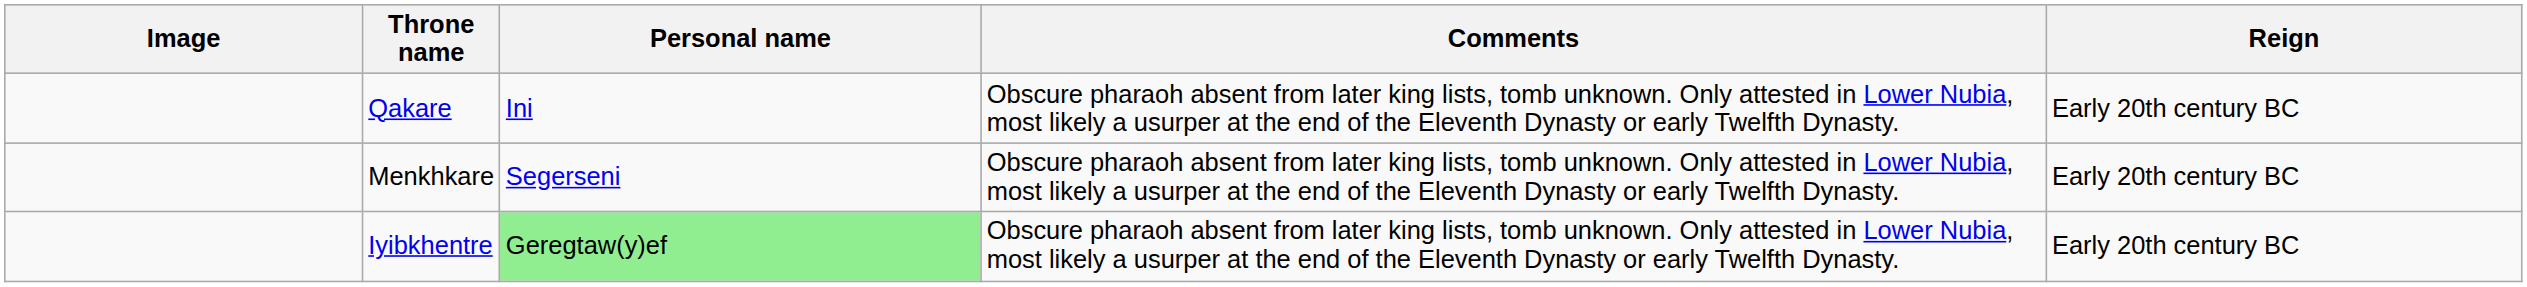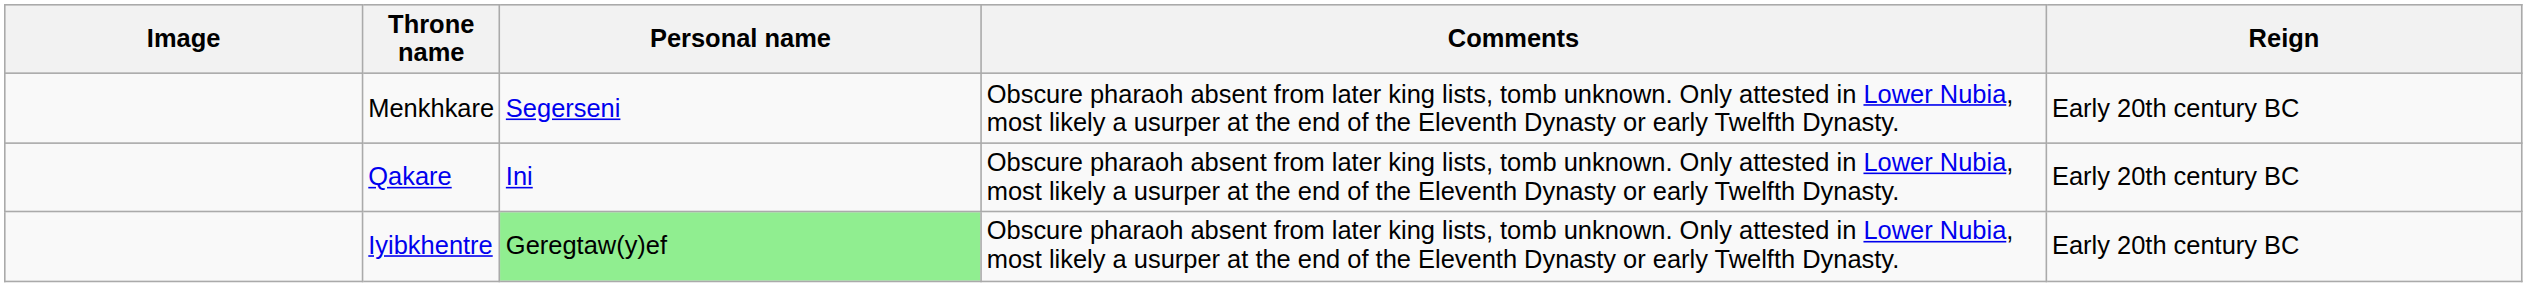rows swapped: (431, 176) <-> (410, 107)
